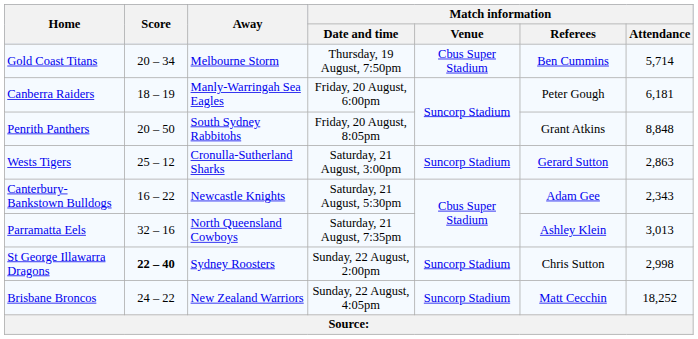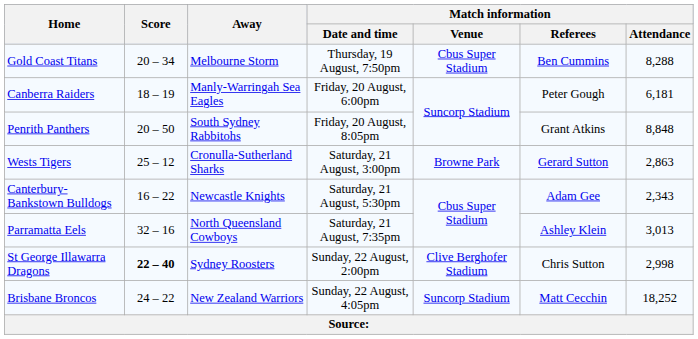(660, 61) 5,714 -> (660, 61) 8,288
(467, 162) Suncorp Stadium -> (467, 162) Browne Park
(467, 263) Suncorp Stadium -> (467, 263) Clive Berghofer Stadium
